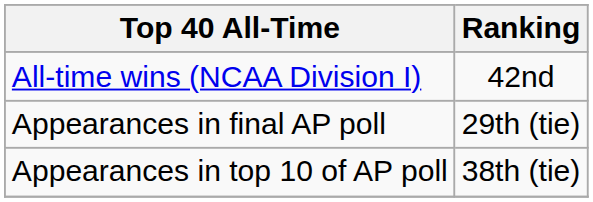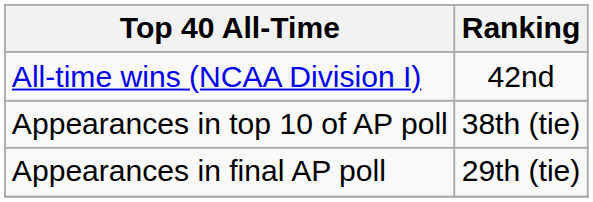rows swapped: (199, 123) <-> (230, 171)
